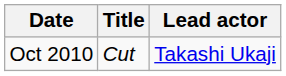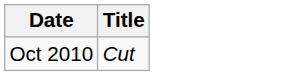- column: (215, 20)
